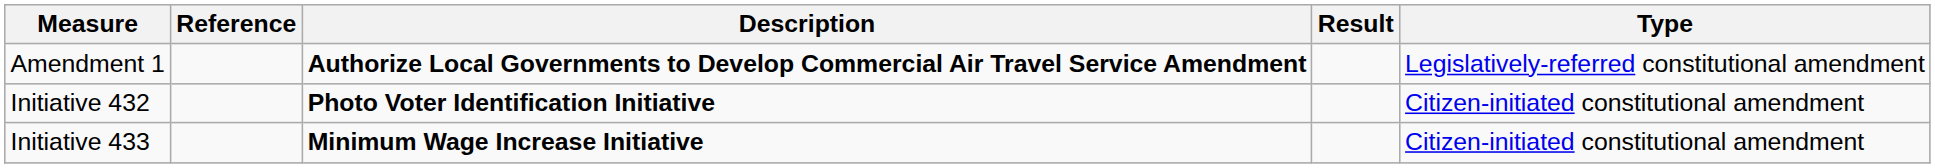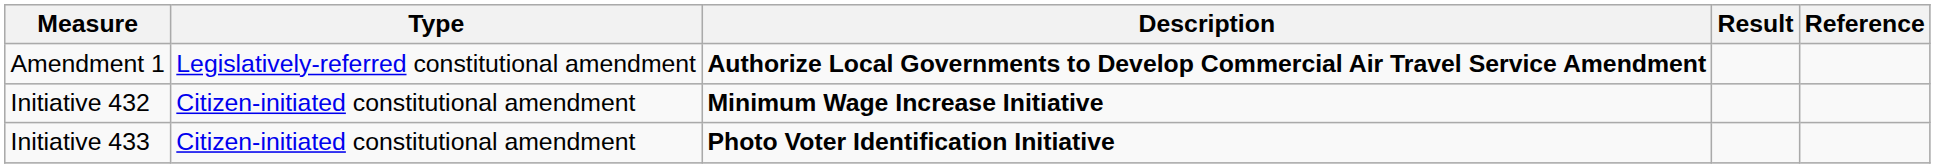columns swapped: (1665, 24) <-> (236, 24)
(511, 102) Photo Voter Identification Initiative -> (905, 102) Minimum Wage Increase Initiative
(506, 142) Minimum Wage Increase Initiative -> (911, 142) Photo Voter Identification Initiative
